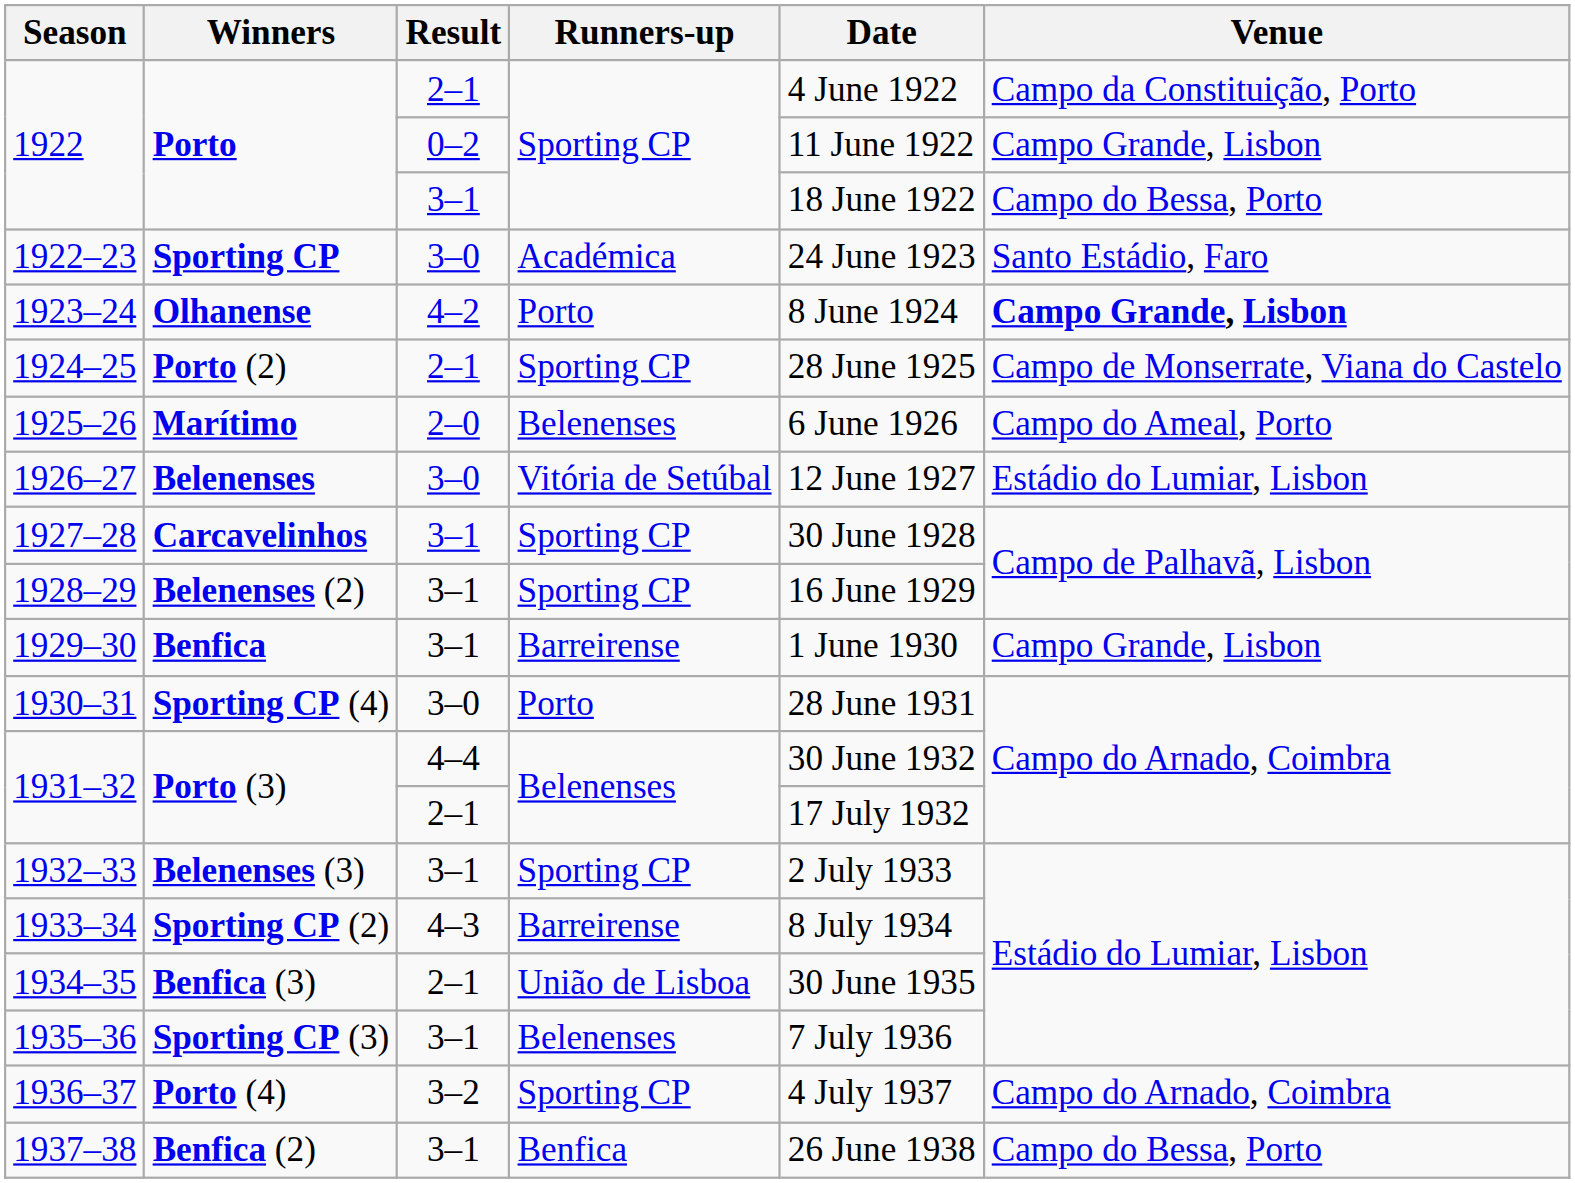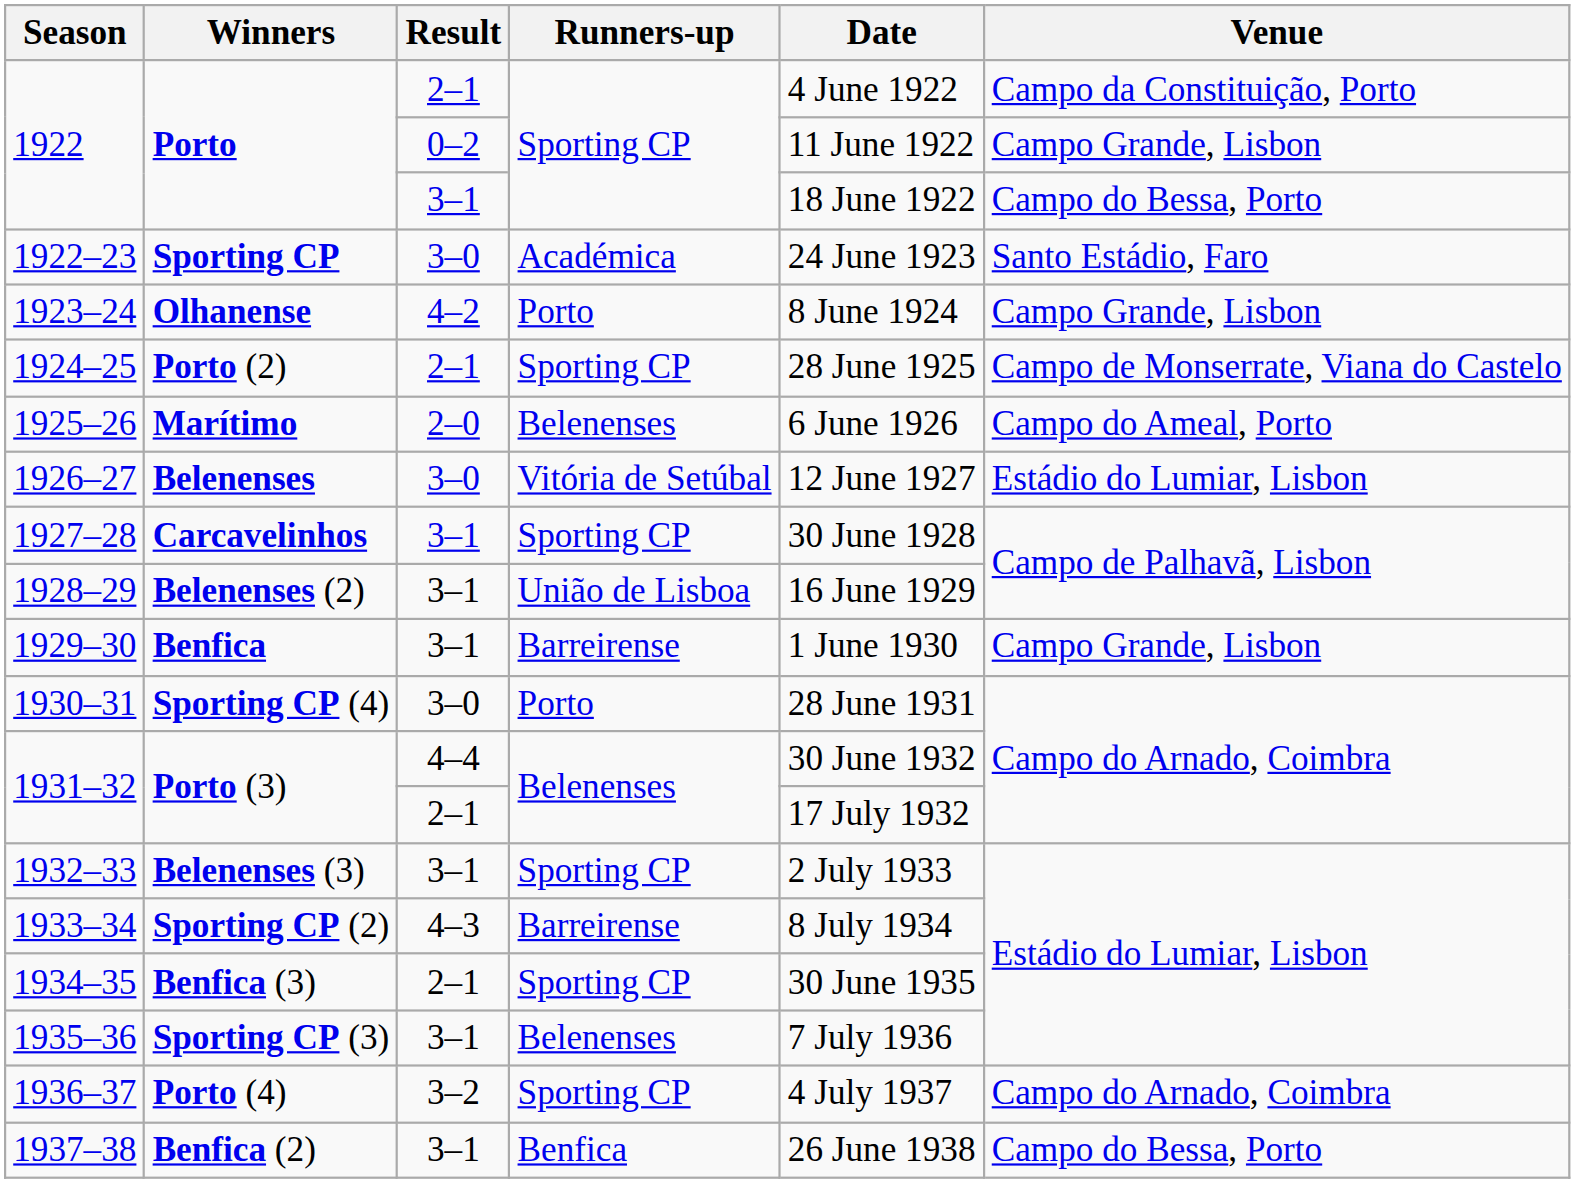(1169, 311) bold -> (1156, 311) normal
(604, 590) Sporting CP -> (634, 590) União de Lisboa
(634, 981) União de Lisboa -> (604, 981) Sporting CP
